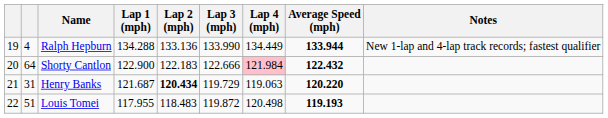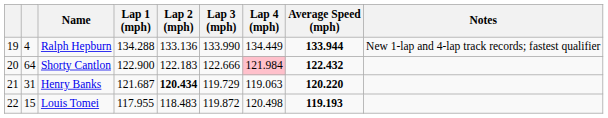(30, 103) 51 -> (30, 103) 15
